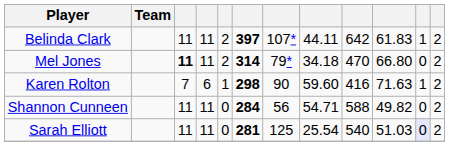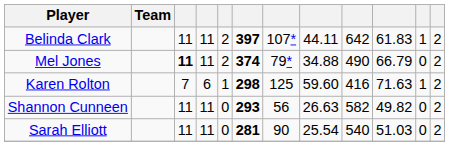(248, 61) 314 -> (248, 61) 374
(321, 61) 34.18 -> (321, 61) 34.88
(357, 61) 470 -> (357, 61) 490
(394, 61) 66.80 -> (394, 61) 66.79
(281, 84) 90 -> (281, 84) 125
(248, 107) 284 -> (248, 107) 293
(321, 107) 54.71 -> (321, 107) 26.63
(357, 107) 588 -> (357, 107) 582
(281, 130) 125 -> (281, 130) 90
(423, 130) lavender background -> (423, 130) no background
